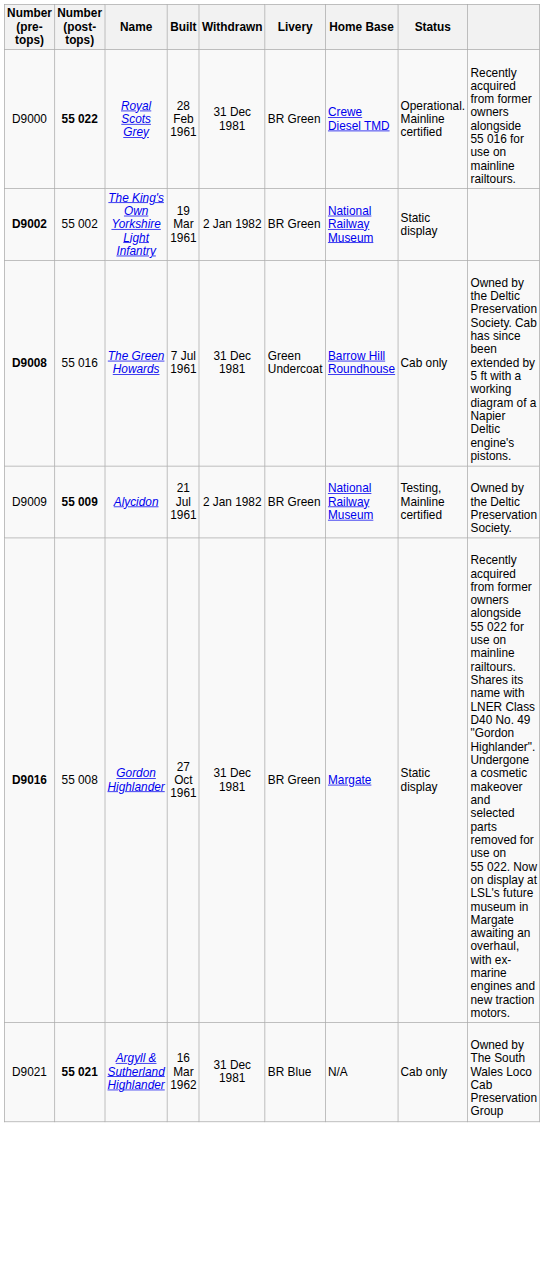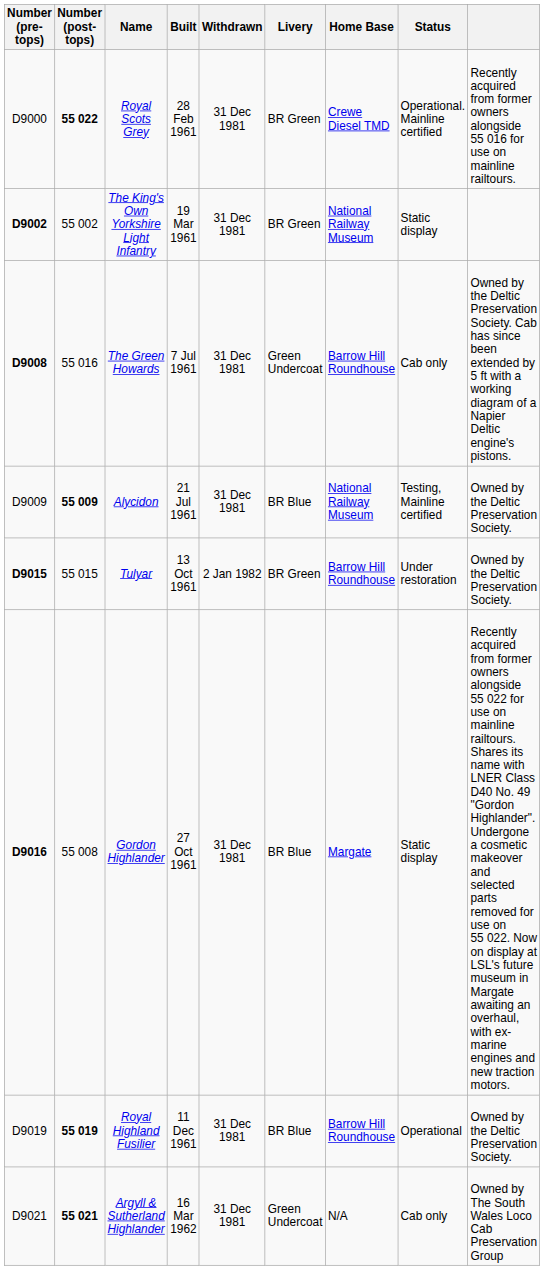(232, 224) 2 Jan 1982 -> (232, 224) 31 Dec 1981
(232, 501) 2 Jan 1982 -> (232, 501) 31 Dec 1981
(294, 501) BR Green -> (290, 501) BR Blue
+ row: (136, 573)
(294, 780) BR Green -> (290, 852) BR Blue
+ row: (136, 1131)
(290, 1072) BR Blue -> (295, 1216) Green Undercoat
